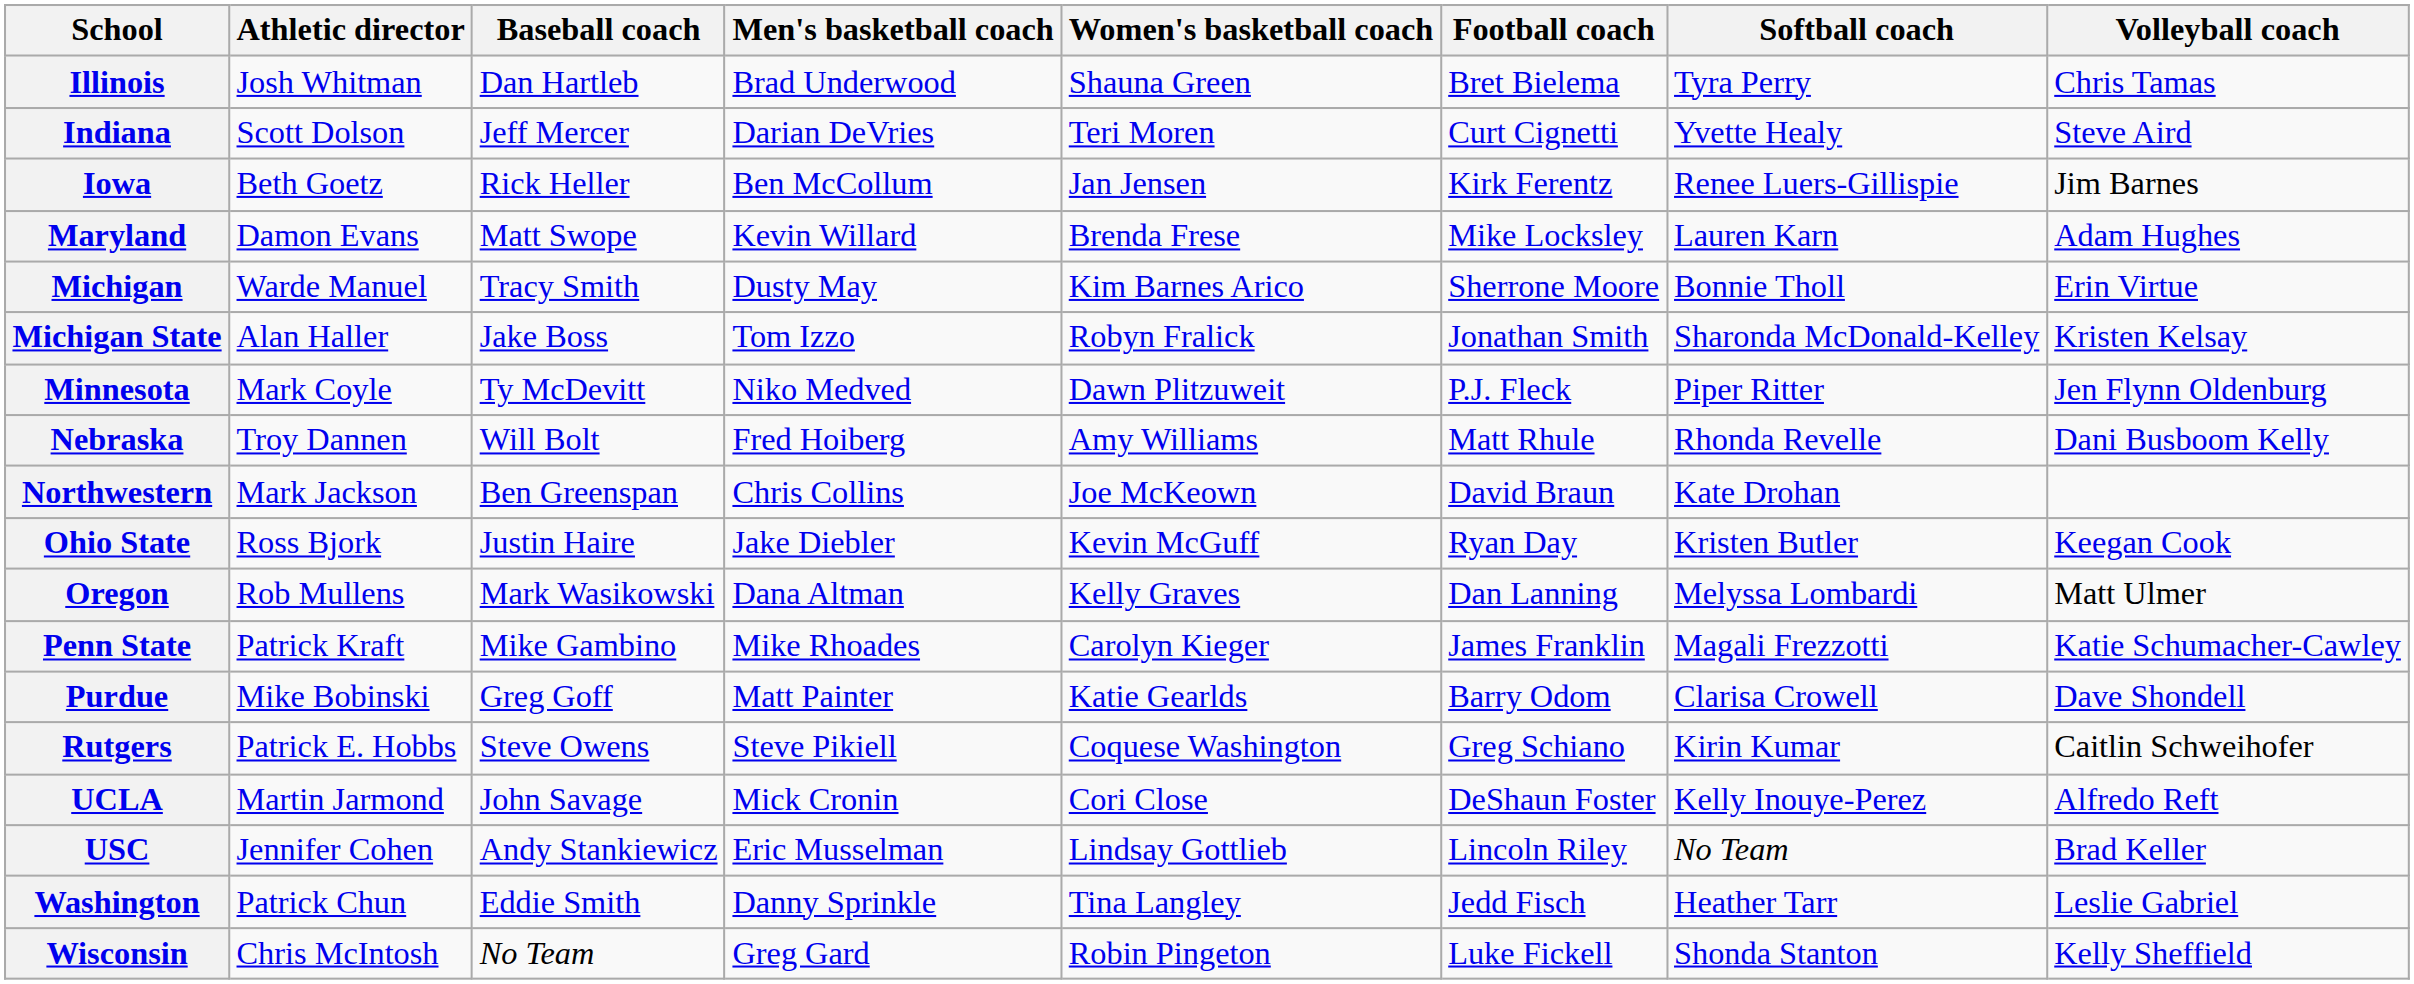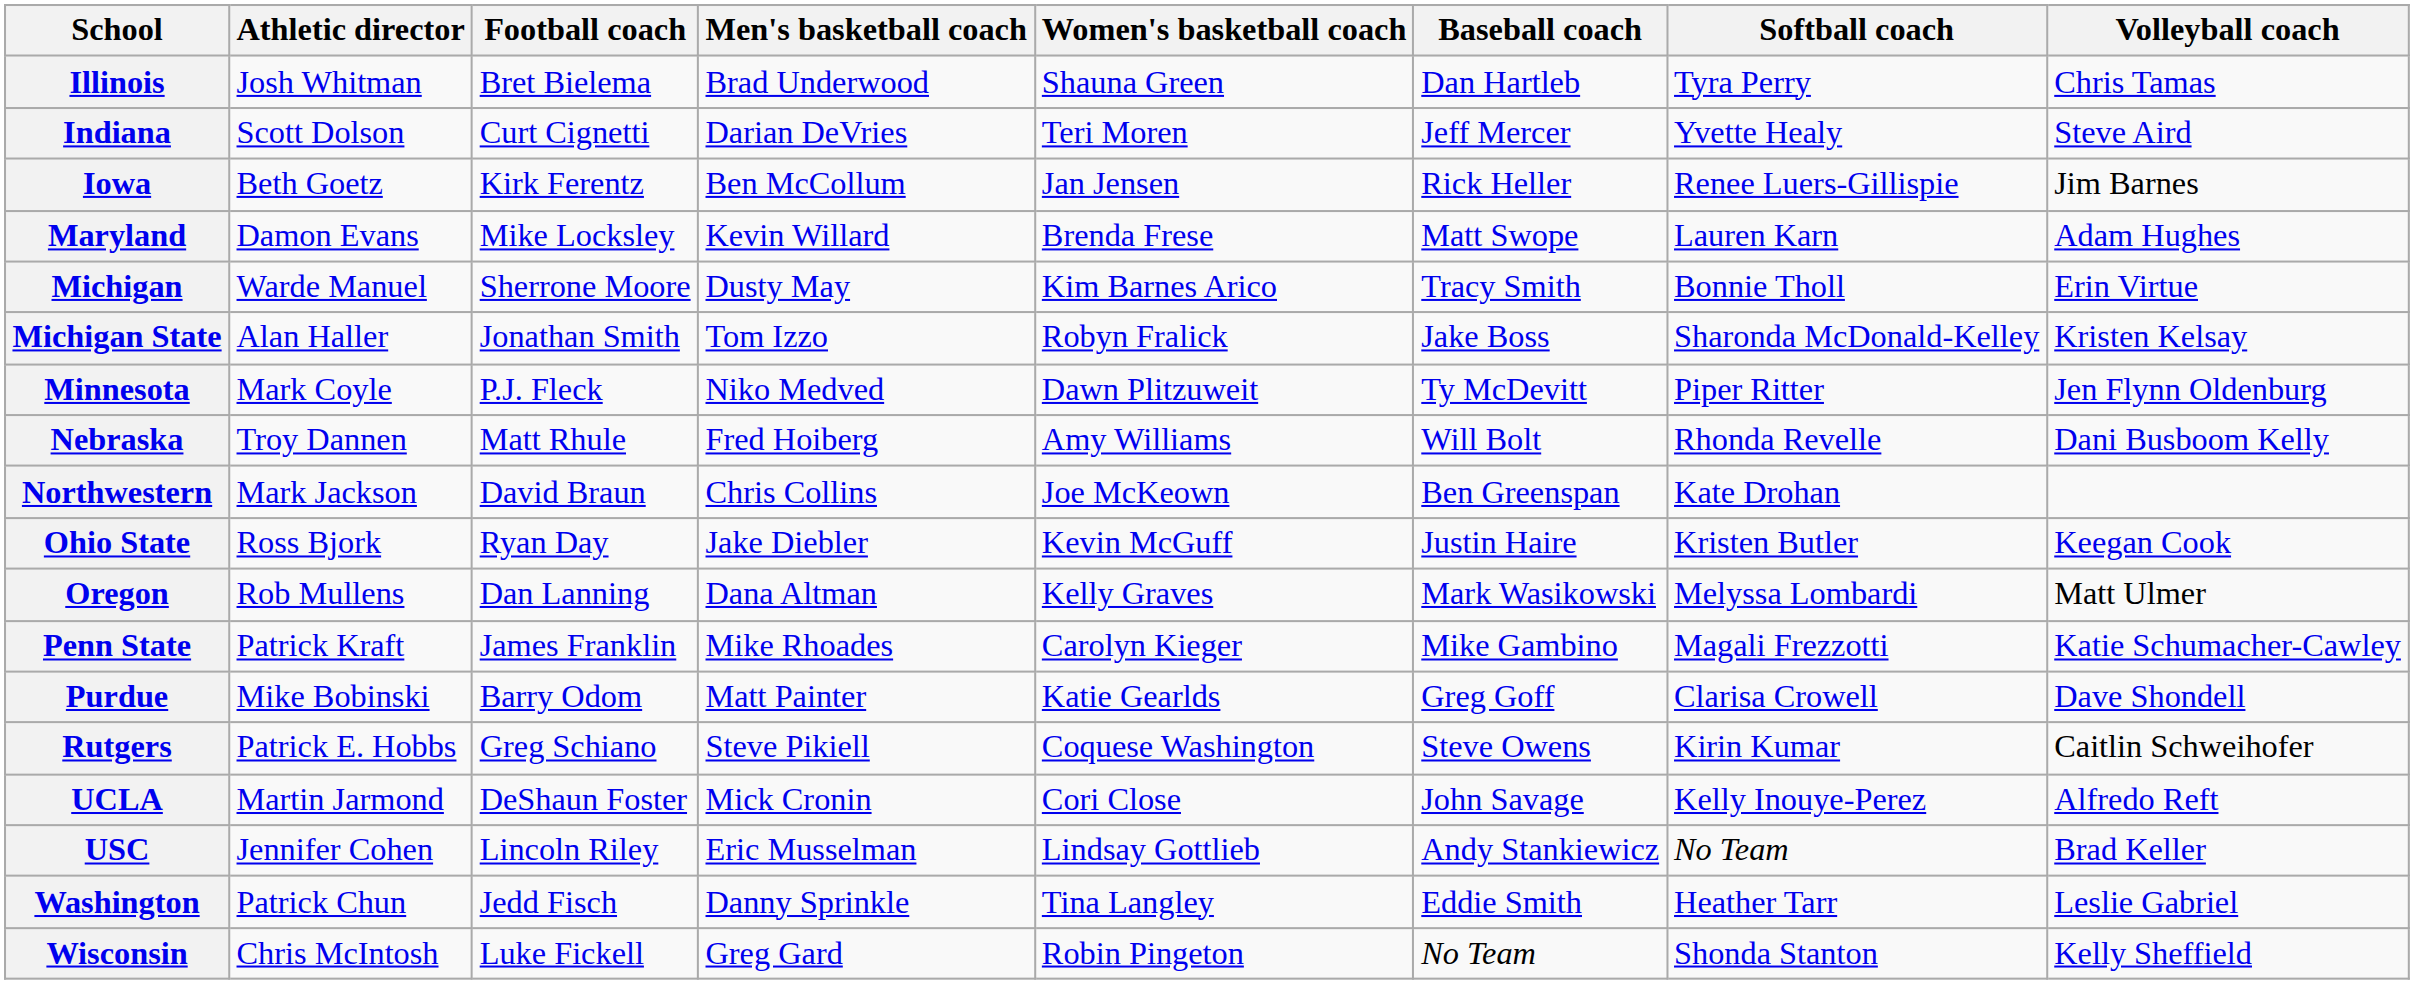columns swapped: (1554, 30) <-> (599, 30)
